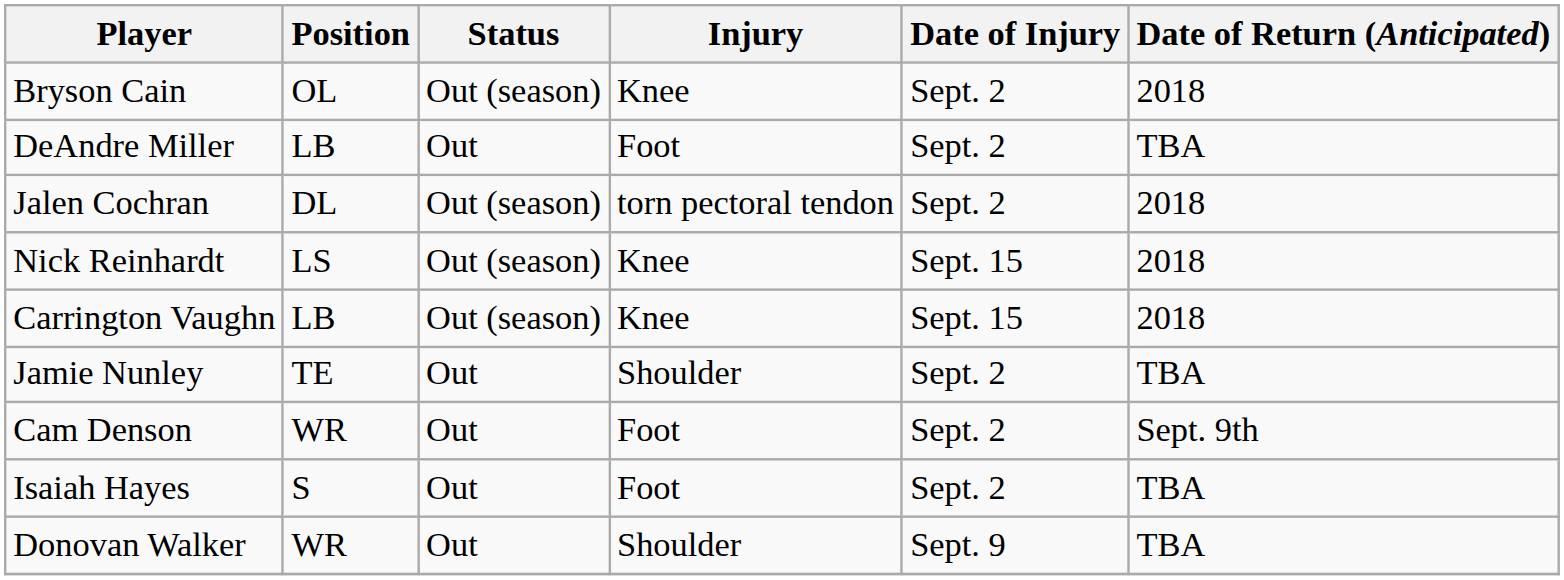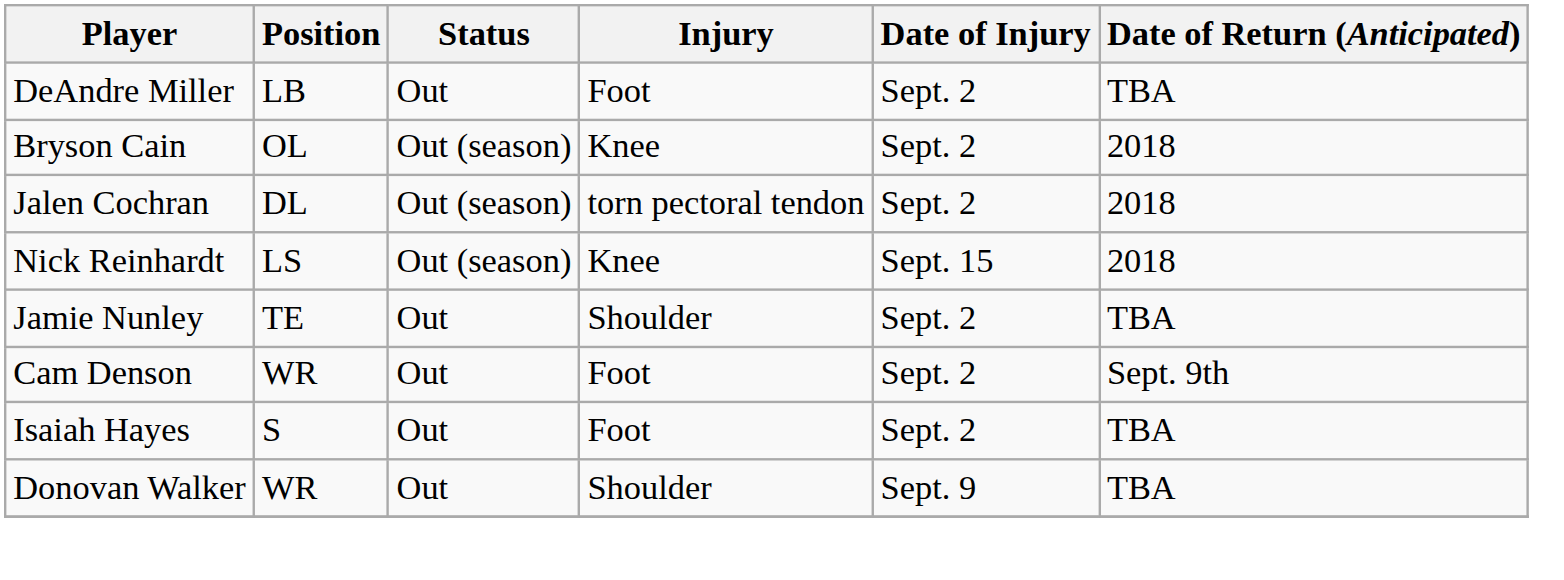rows swapped: (124, 146) <-> (100, 90)
- row: (144, 317)
